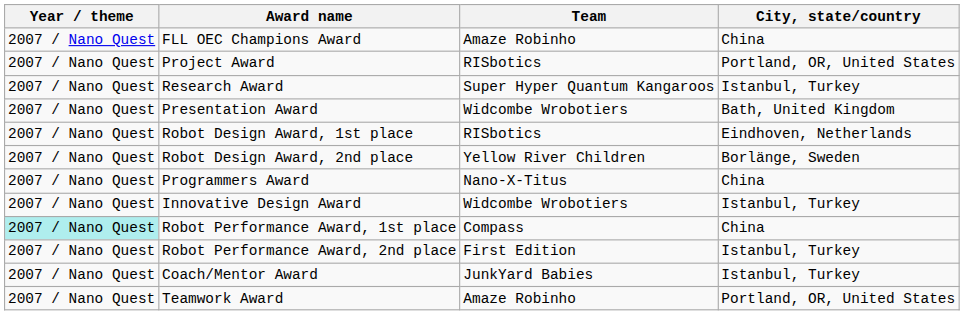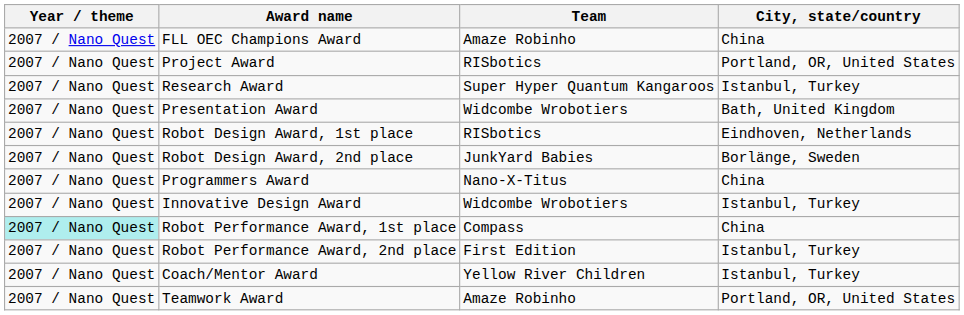(554, 157) Yellow River Children -> (528, 157) JunkYard Babies
(528, 275) JunkYard Babies -> (554, 275) Yellow River Children
